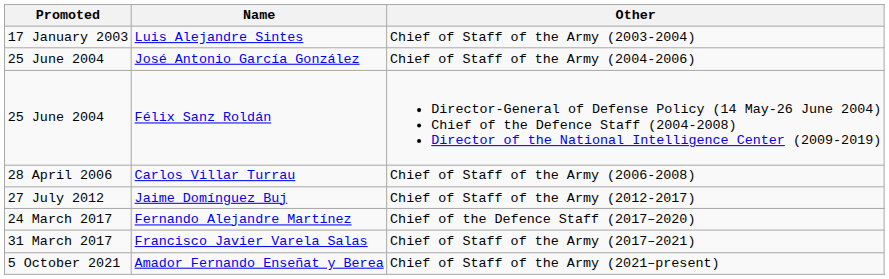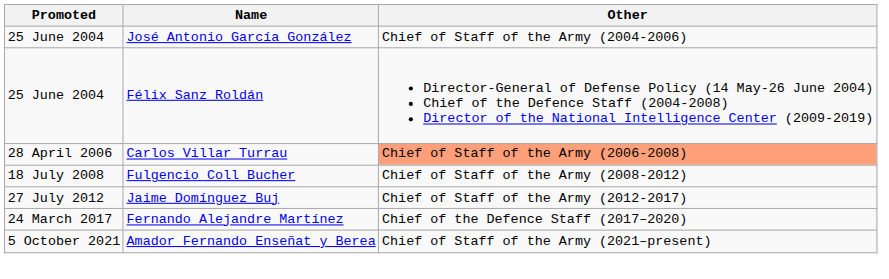- row: (219, 37)
(543, 176) no background -> (535, 154) lightsalmon background
+ row: (211, 176)
- row: (251, 241)
